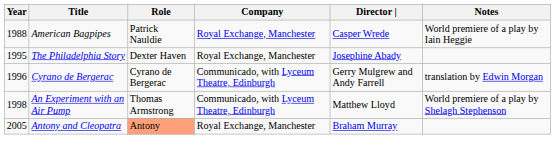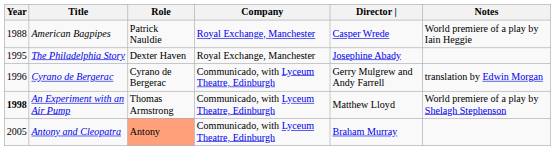(17, 104) normal -> (17, 104) bold
(256, 126) Royal Exchange, Manchester -> (255, 132) Communicado, with Lyceum Theatre, Edinburgh
